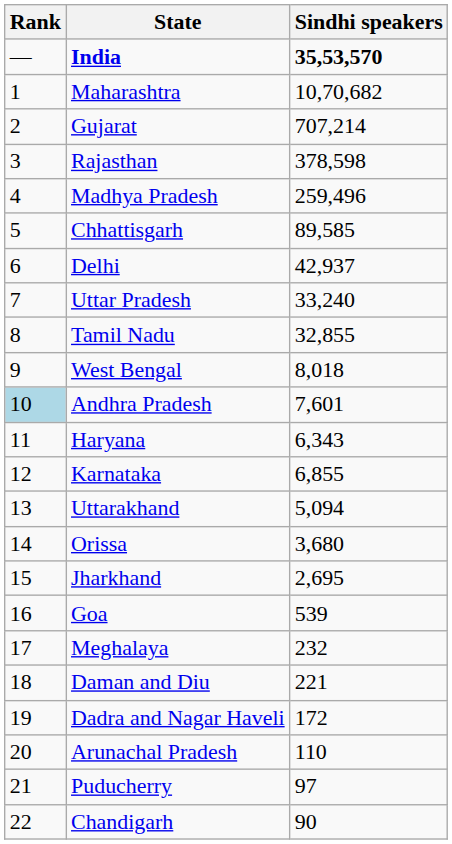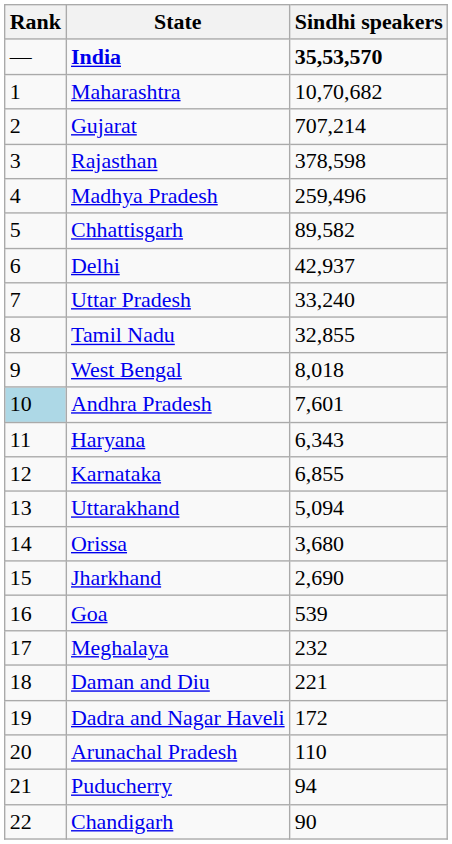(325, 230) 89,585 -> (325, 230) 89,582
(319, 578) 2,695 -> (319, 578) 2,690
(306, 786) 97 -> (306, 786) 94
